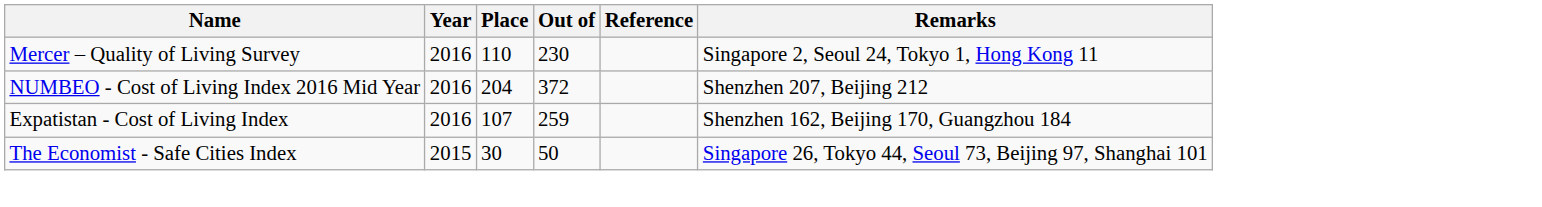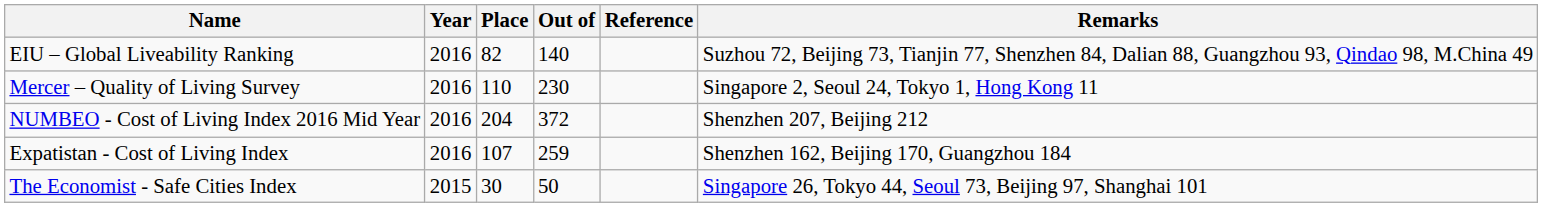+ row: (152, 53)
